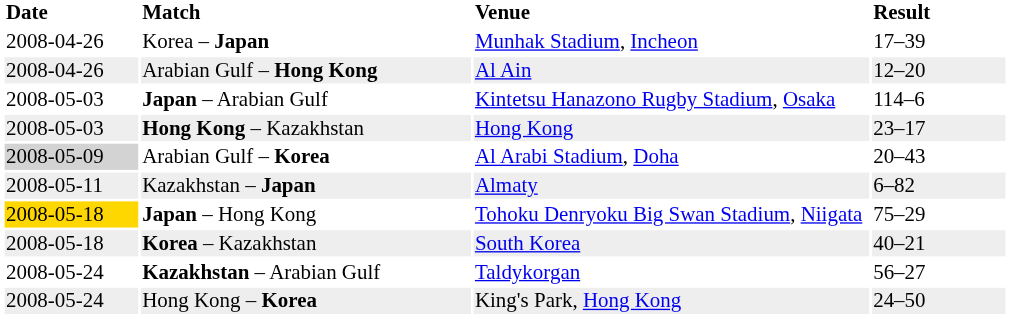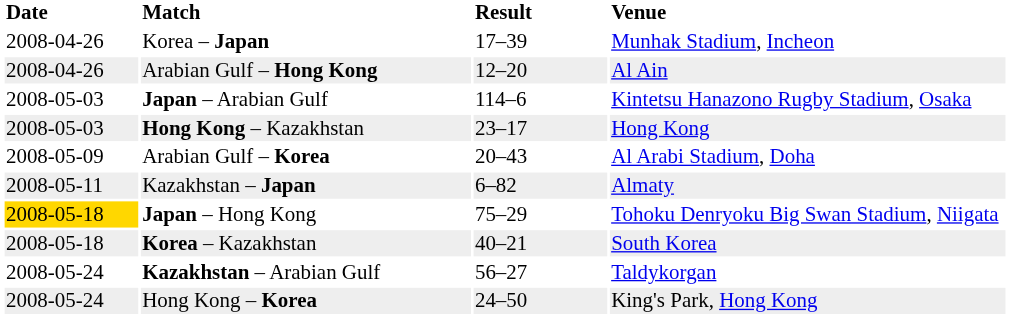columns swapped: (902, 12) <-> (502, 12)
(55, 156) lightgrey background -> (55, 156) no background
